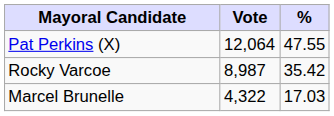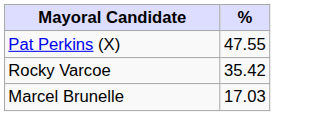- column: (250, 17)
